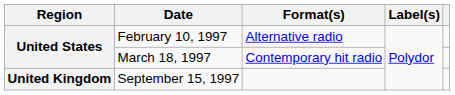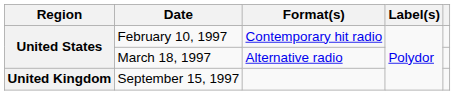(294, 36) Alternative radio -> (314, 36) Contemporary hit radio
(314, 57) Contemporary hit radio -> (294, 57) Alternative radio
